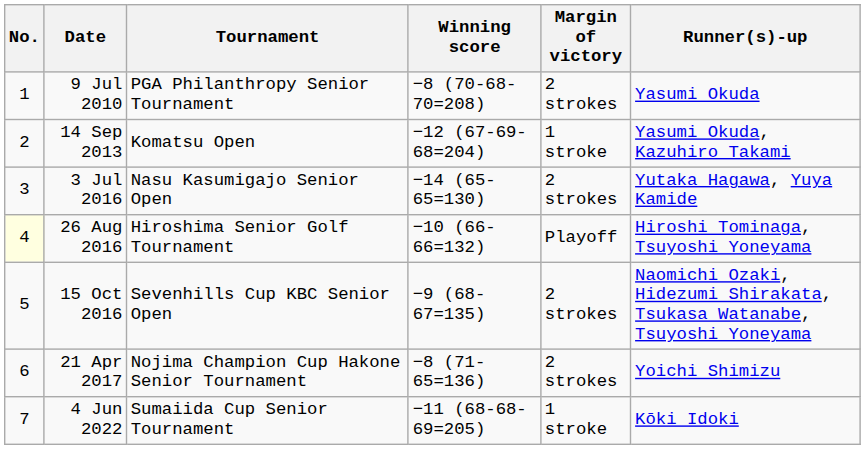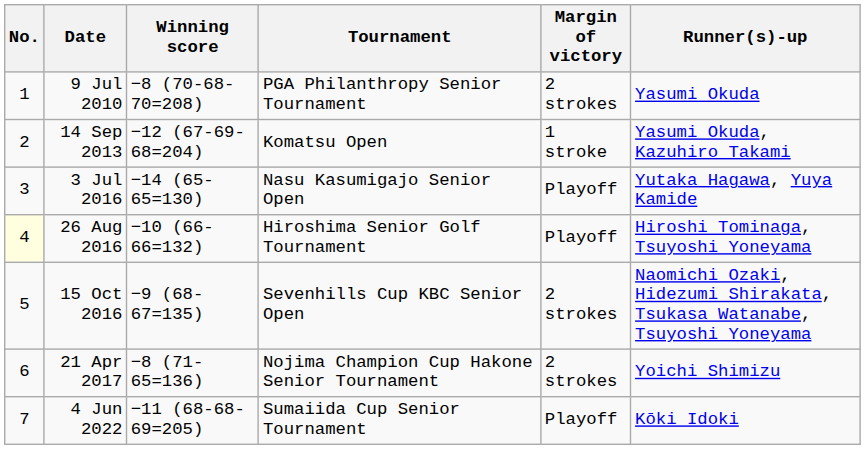columns swapped: (268, 39) <-> (475, 39)
(581, 191) 2 strokes -> (581, 191) Playoff
(576, 420) 1 stroke -> (581, 420) Playoff
